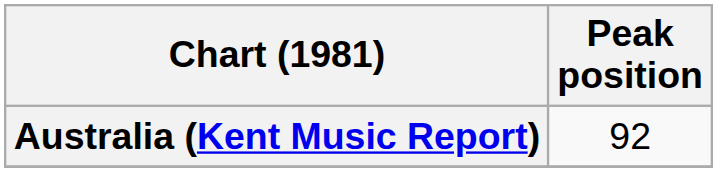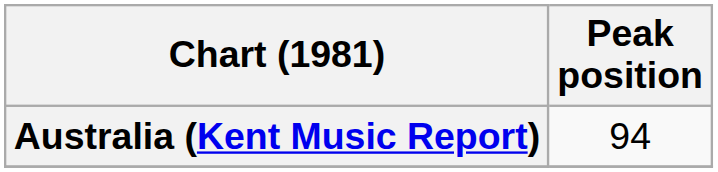(630, 135) 92 -> (630, 135) 94
